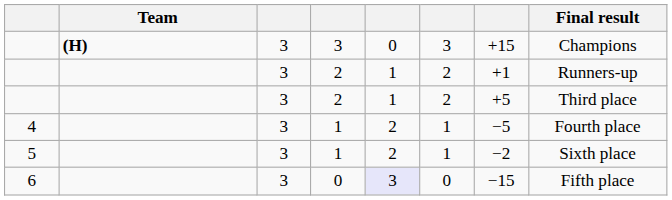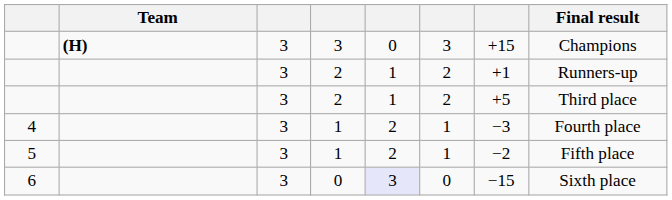(501, 126) −5 -> (501, 126) −3
(598, 153) Sixth place -> (598, 153) Fifth place
(598, 180) Fifth place -> (598, 180) Sixth place
